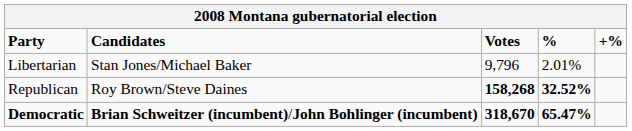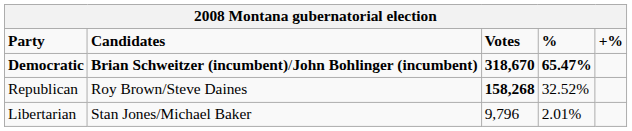rows swapped: (46, 114) <-> (42, 65)
(567, 89) bold -> (565, 89) normal
